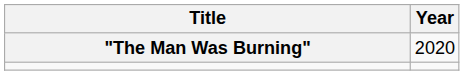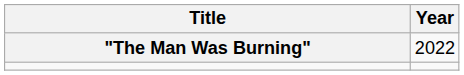(435, 47) 2020 -> (435, 47) 2022
